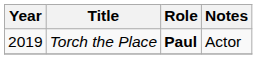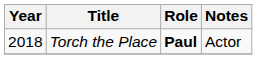(25, 41) 2019 -> (25, 41) 2018
